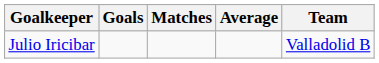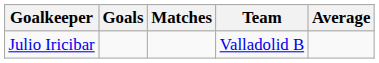columns swapped: (249, 17) <-> (328, 17)
